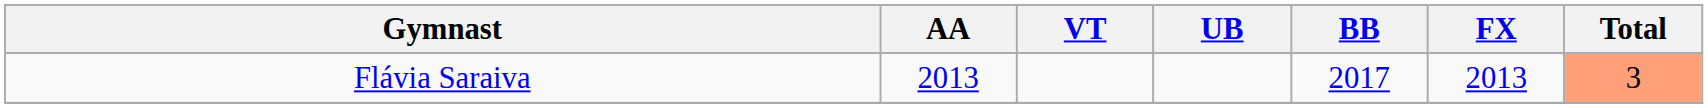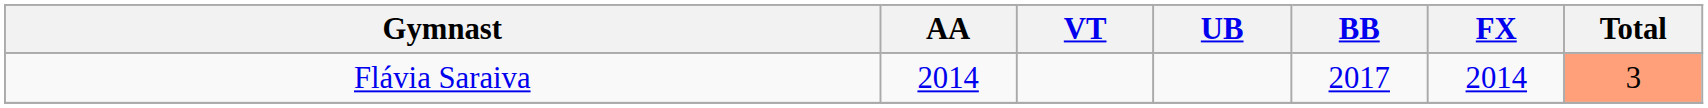(948, 77) 2013 -> (948, 77) 2014
(1496, 77) 2013 -> (1496, 77) 2014
